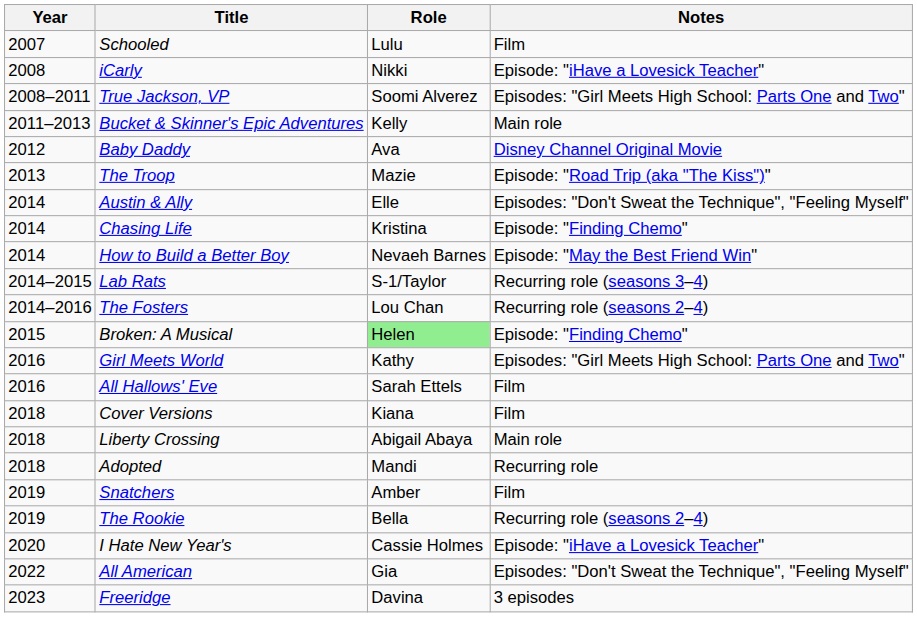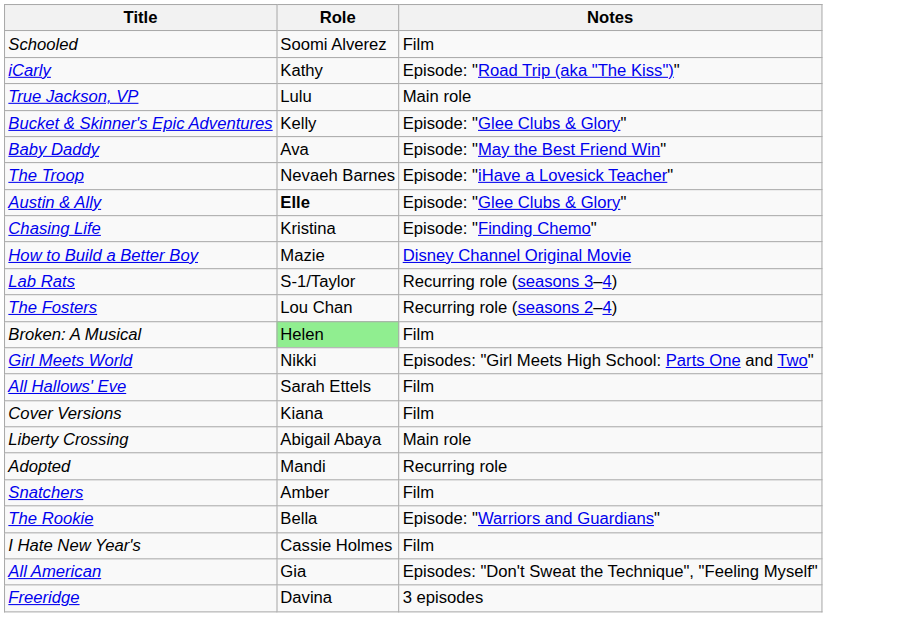- column: (50, 17)
(387, 44) Lulu -> (334, 44) Soomi Alverez
(389, 70) Nikki -> (302, 70) Kathy
(629, 70) Episode: "iHave a Lovesick Teacher" -> (541, 70) Episode: "Road Trip (aka "The Kiss")"
(424, 96) Soomi Alverez -> (296, 96) Lulu
(699, 96) Episodes: "Girl Meets High School: Parts One and Two" -> (437, 96) Main role
(528, 123) Main role -> (515, 123) Episode: "Glee Clubs & Glory"
(608, 149) Disney Channel Original Movie -> (534, 149) Episode: "May the Best Friend Win"
(393, 176) Mazie -> (338, 176) Nevaeh Barnes
(632, 176) Episode: "Road Trip (aka "The Kiss")" -> (538, 176) Episode: "iHave a Lovesick Teacher"
(385, 202) normal -> (295, 202) bold
(701, 202) Episodes: "Don't Sweat the Technique", "Feeling Myself" -> (515, 202) Episode: "Glee Clubs & Glory"
(429, 255) Nevaeh Barnes -> (303, 255) Mazie
(625, 255) Episode: "May the Best Friend Win" -> (517, 255) Disney Channel Original Movie
(591, 334) Episode: "Finding Chemo" -> (418, 334) Film
(393, 360) Kathy -> (298, 360) Nikki
(601, 519) Recurring role (seasons 2–4) -> (531, 519) Episode: "Warriors and Guardians"
(629, 545) Episode: "iHave a Lovesick Teacher" -> (418, 545) Film
